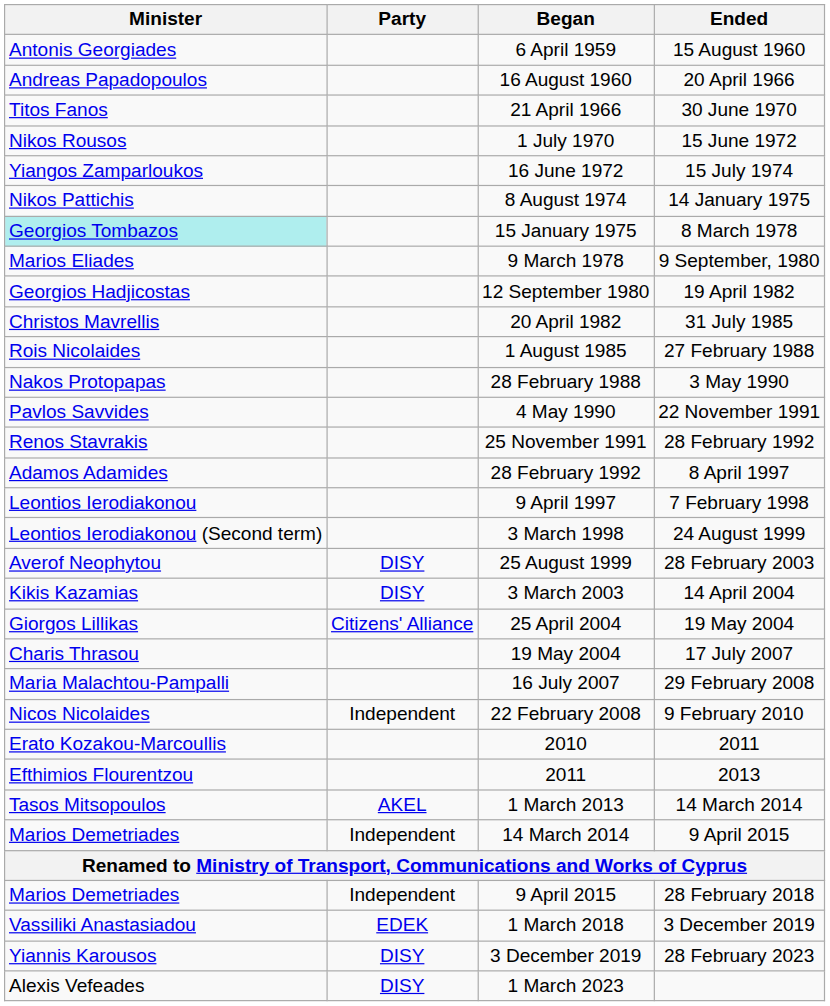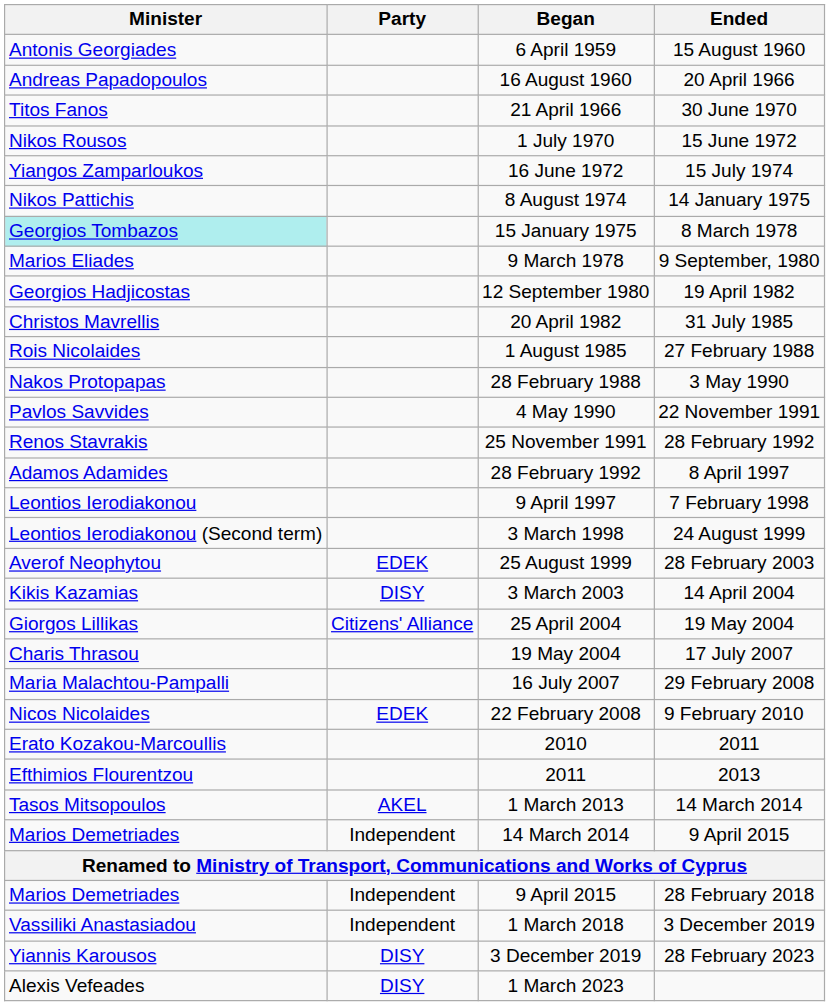(402, 563) DISY -> (402, 563) EDEK
(402, 714) Independent -> (402, 714) EDEK
(402, 925) EDEK -> (402, 925) Independent
